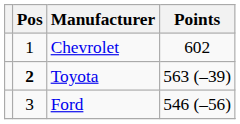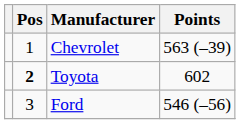(197, 47) 602 -> (197, 47) 563 (–39)
(197, 76) 563 (–39) -> (197, 76) 602
